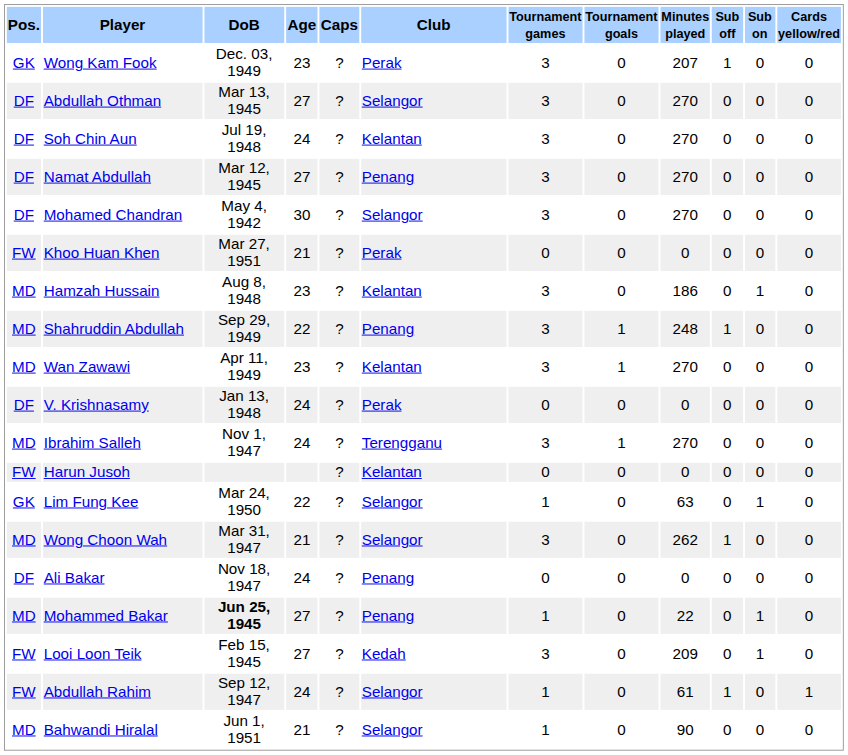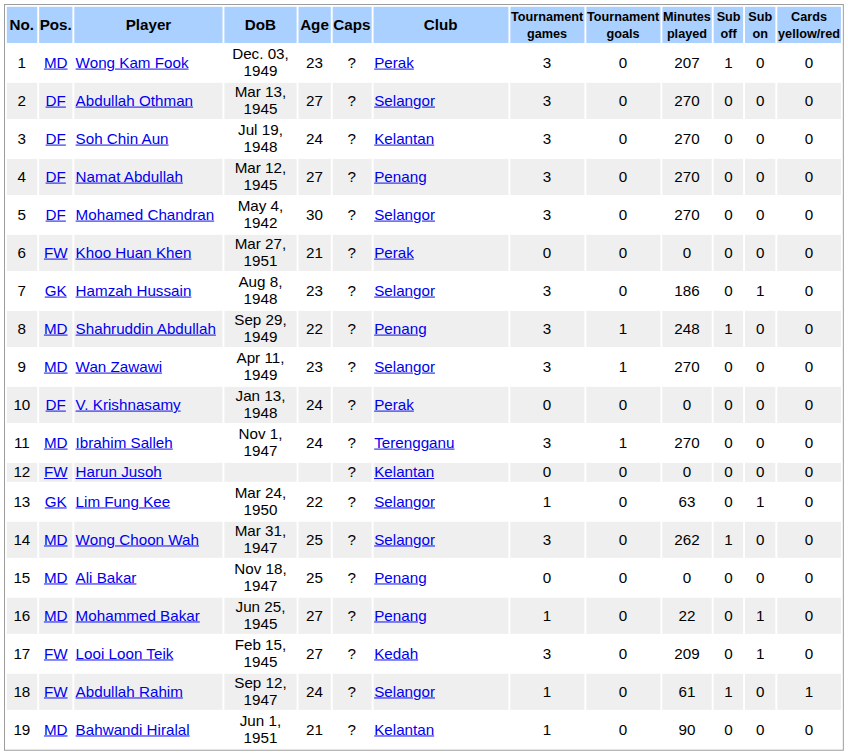+ column: (22, 24)
(24, 62) GK -> (56, 62) MD
(24, 290) MD -> (56, 290) GK
(392, 290) Kelantan -> (405, 290) Selangor
(392, 366) Kelantan -> (405, 366) Selangor
(302, 539) 21 -> (314, 539) 25
(24, 577) DF -> (56, 577) MD
(302, 577) 24 -> (314, 577) 25
(244, 615) bold -> (260, 615) normal
(392, 729) Selangor -> (404, 729) Kelantan
